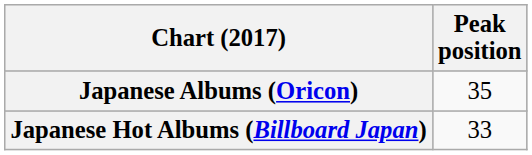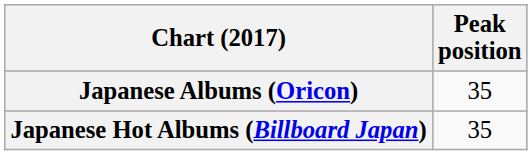(480, 129) 33 -> (480, 129) 35
